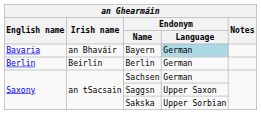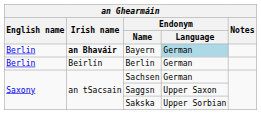(23, 50) Bavaria -> (21, 50) Berlin
(93, 50) normal -> (93, 50) bold
